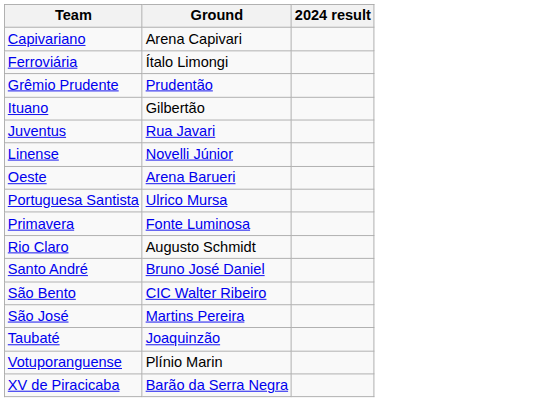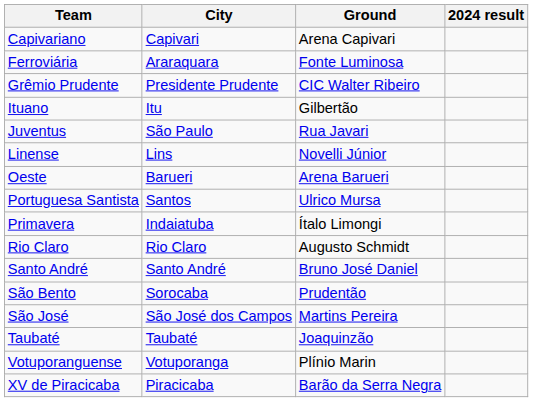+ column: (219, 16)
(187, 62) Ítalo Limongi -> (351, 62) Fonte Luminosa
(179, 85) Prudentão -> (359, 85) CIC Walter Ribeiro
(198, 223) Fonte Luminosa -> (340, 223) Ítalo Limongi
(206, 293) CIC Walter Ribeiro -> (332, 293) Prudentão
